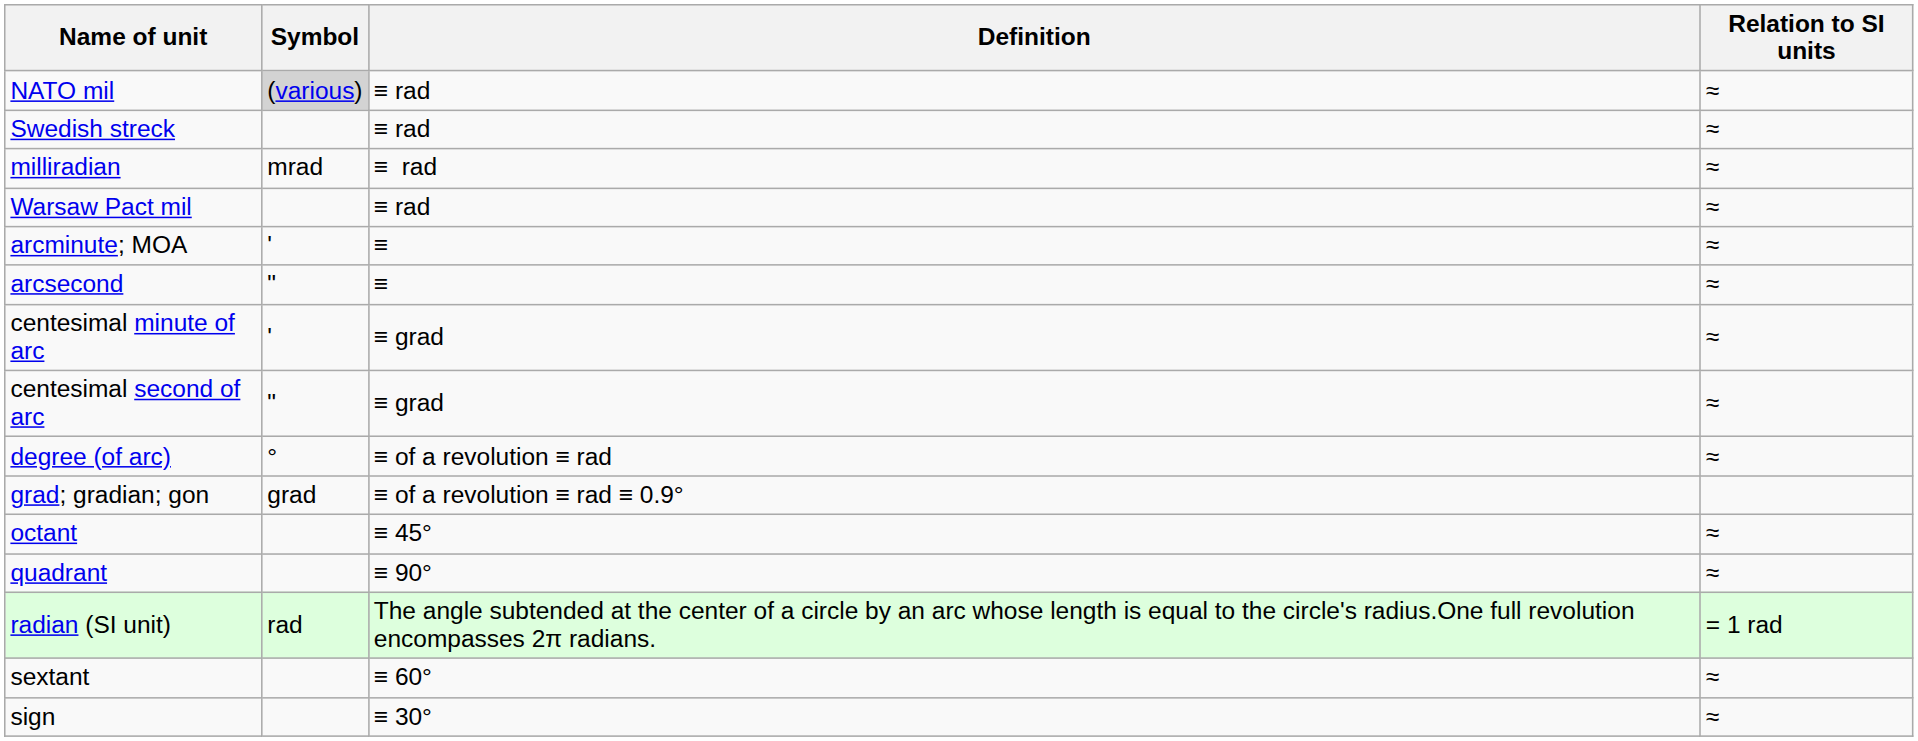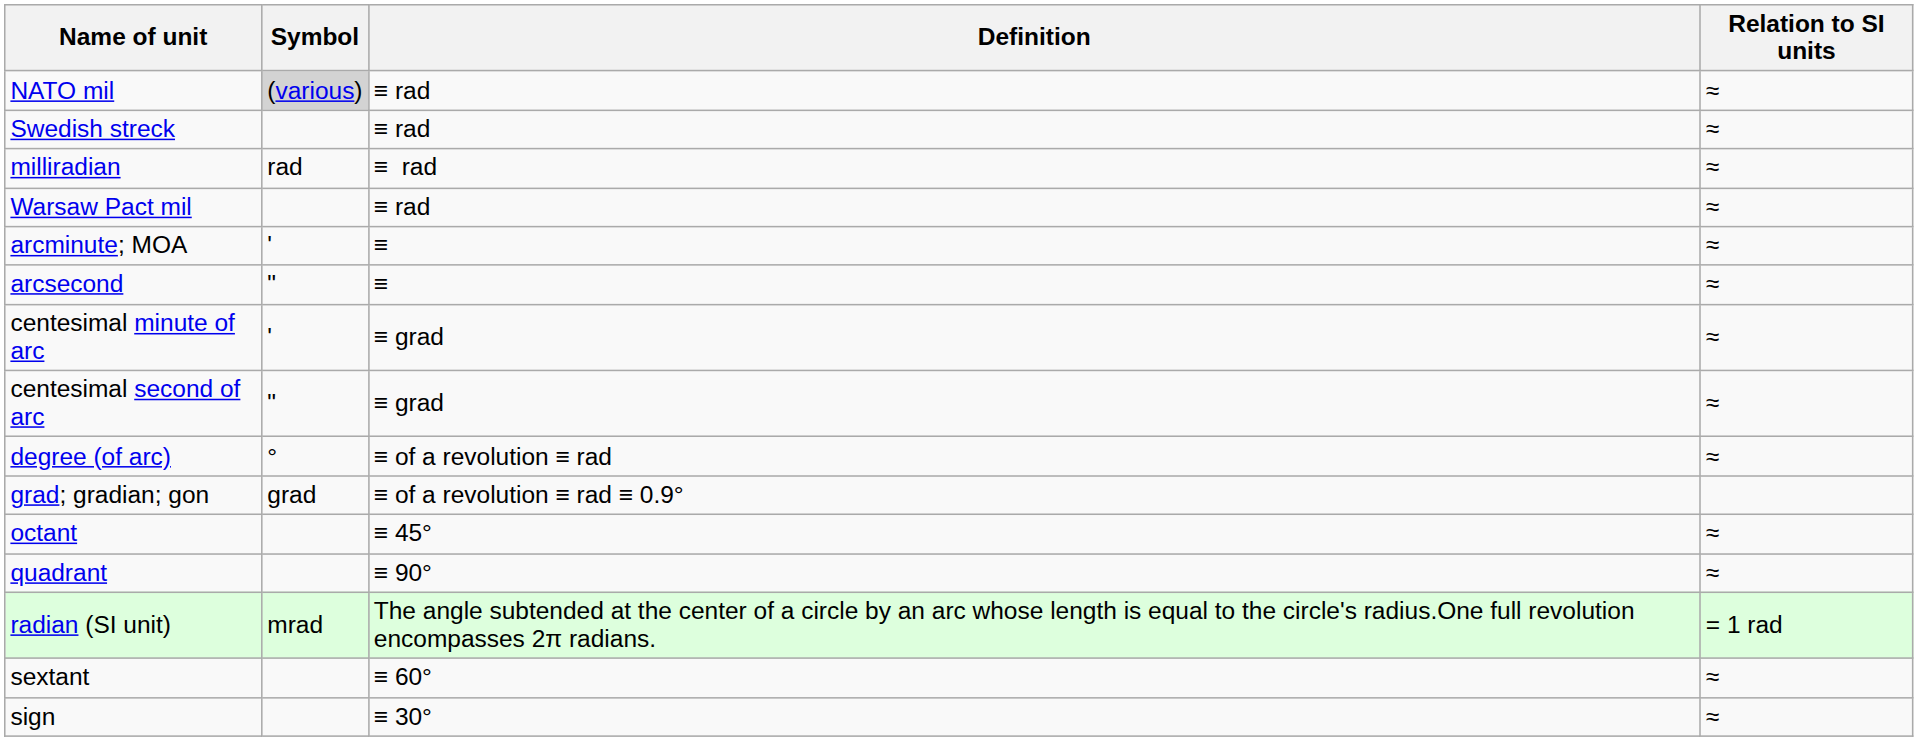(295, 167) mrad -> (285, 167) rad
(285, 625) rad -> (295, 625) mrad
